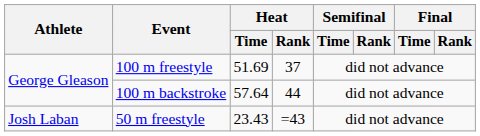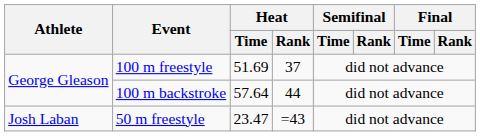(251, 118) 23.43 -> (251, 118) 23.47
